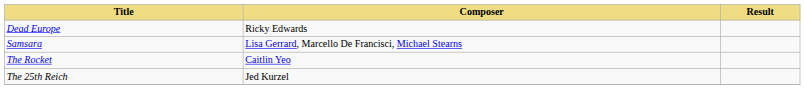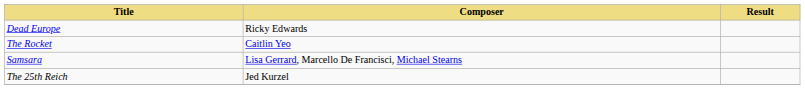rows swapped: (29, 60) <-> (24, 44)
